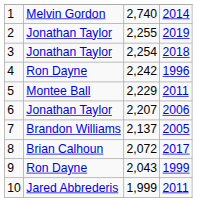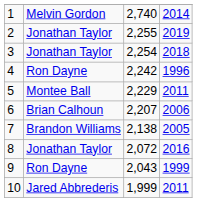(69, 110) Jonathan Taylor -> (65, 110) Brian Calhoun
(142, 129) 2,137 -> (142, 129) 2,138
(65, 149) Brian Calhoun -> (69, 149) Jonathan Taylor
(176, 149) 2017 -> (176, 149) 2016
